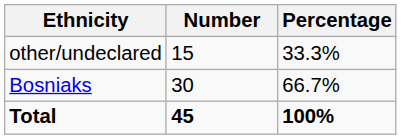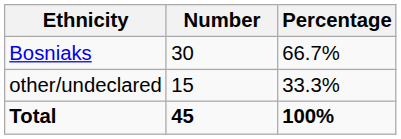rows swapped: (51, 85) <-> (86, 52)
